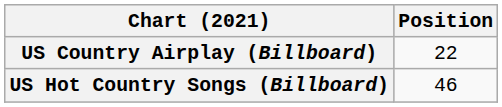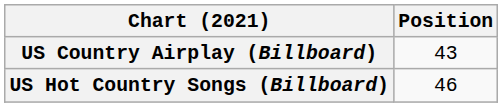(446, 53) 22 -> (446, 53) 43
